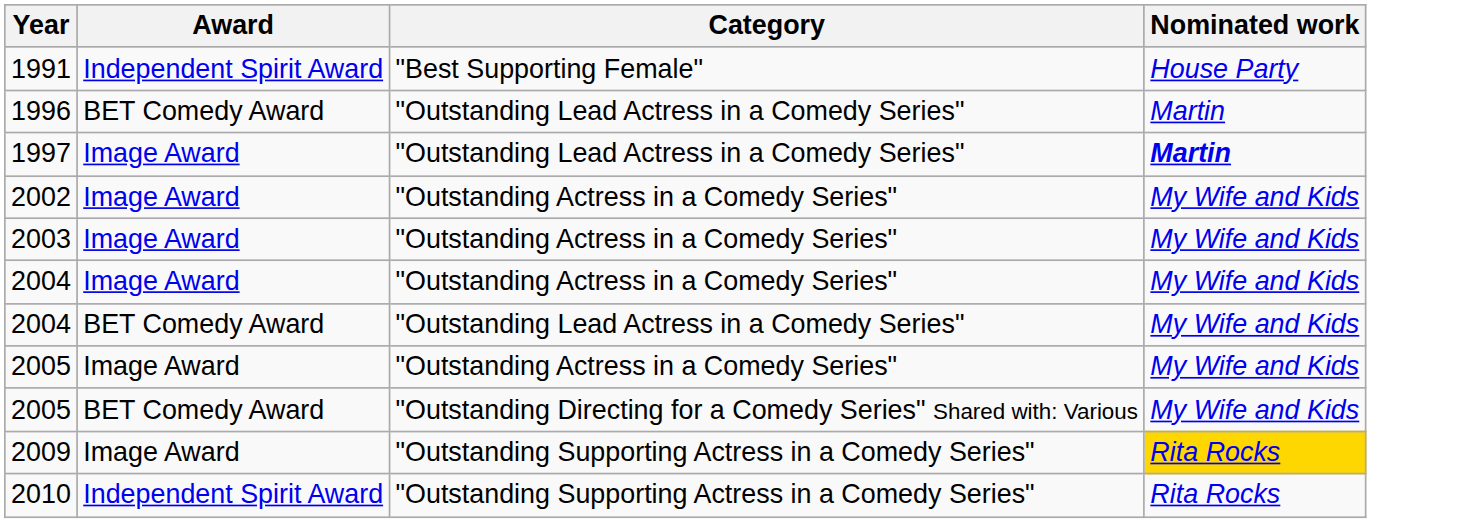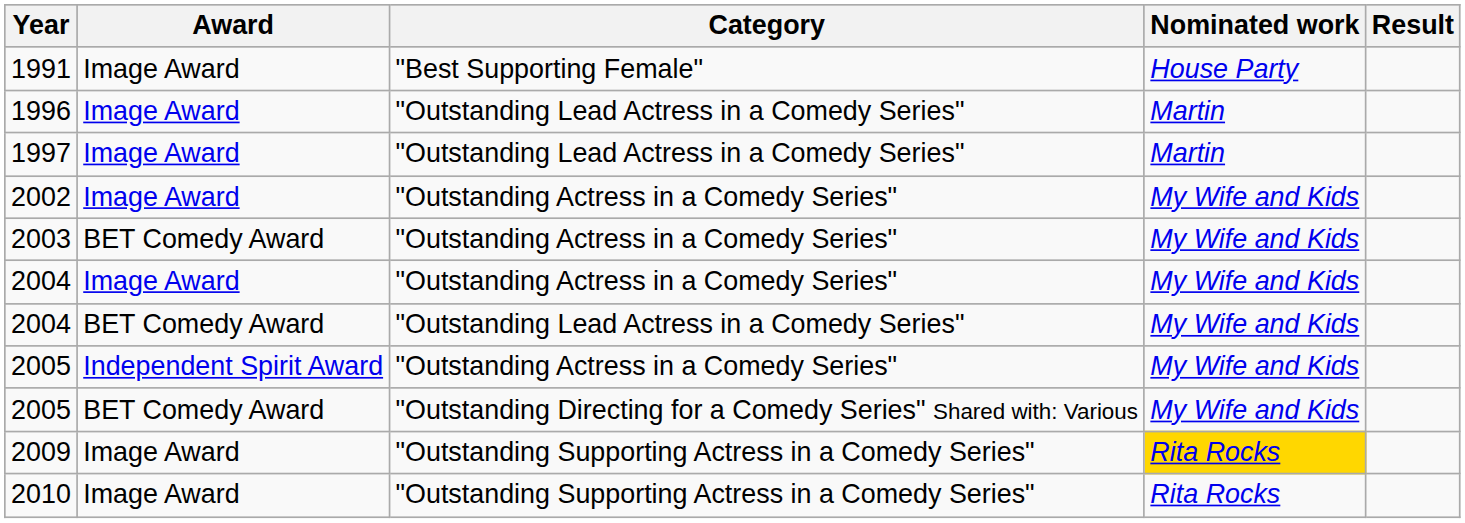+ column: (1413, 25)
(233, 68) Independent Spirit Award -> (161, 68) Image Award
(204, 111) BET Comedy Award -> (161, 111) Image Award
(1191, 153) bold -> (1188, 153) normal
(161, 238) Image Award -> (204, 238) BET Comedy Award
(161, 366) Image Award -> (233, 366) Independent Spirit Award
(233, 494) Independent Spirit Award -> (161, 494) Image Award
